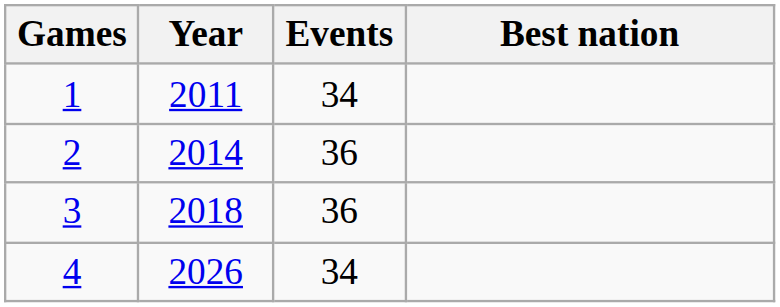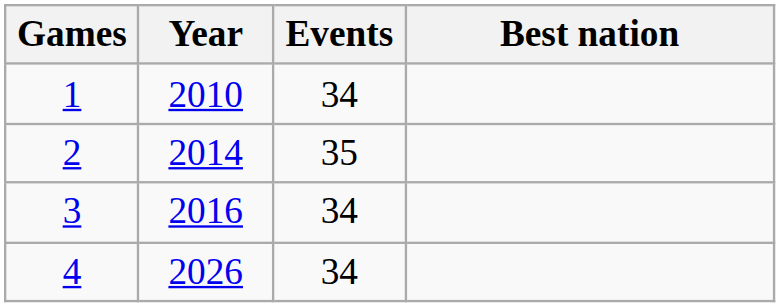(206, 93) 2011 -> (206, 93) 2010
(339, 152) 36 -> (339, 152) 35
(206, 211) 2018 -> (206, 211) 2016
(339, 211) 36 -> (339, 211) 34
